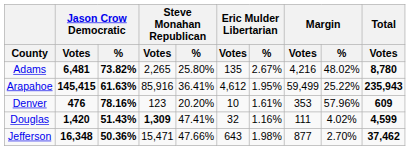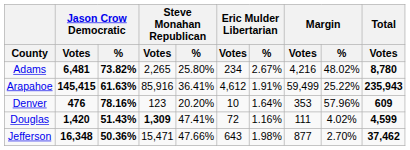(233, 70) 135 -> (233, 70) 234
(267, 86) 1.95% -> (267, 86) 1.91%
(267, 103) 1.61% -> (267, 103) 1.64%
(233, 120) 32 -> (233, 120) 72
